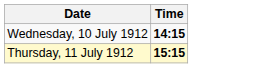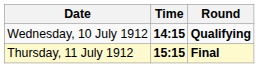+ column: (221, 14)
